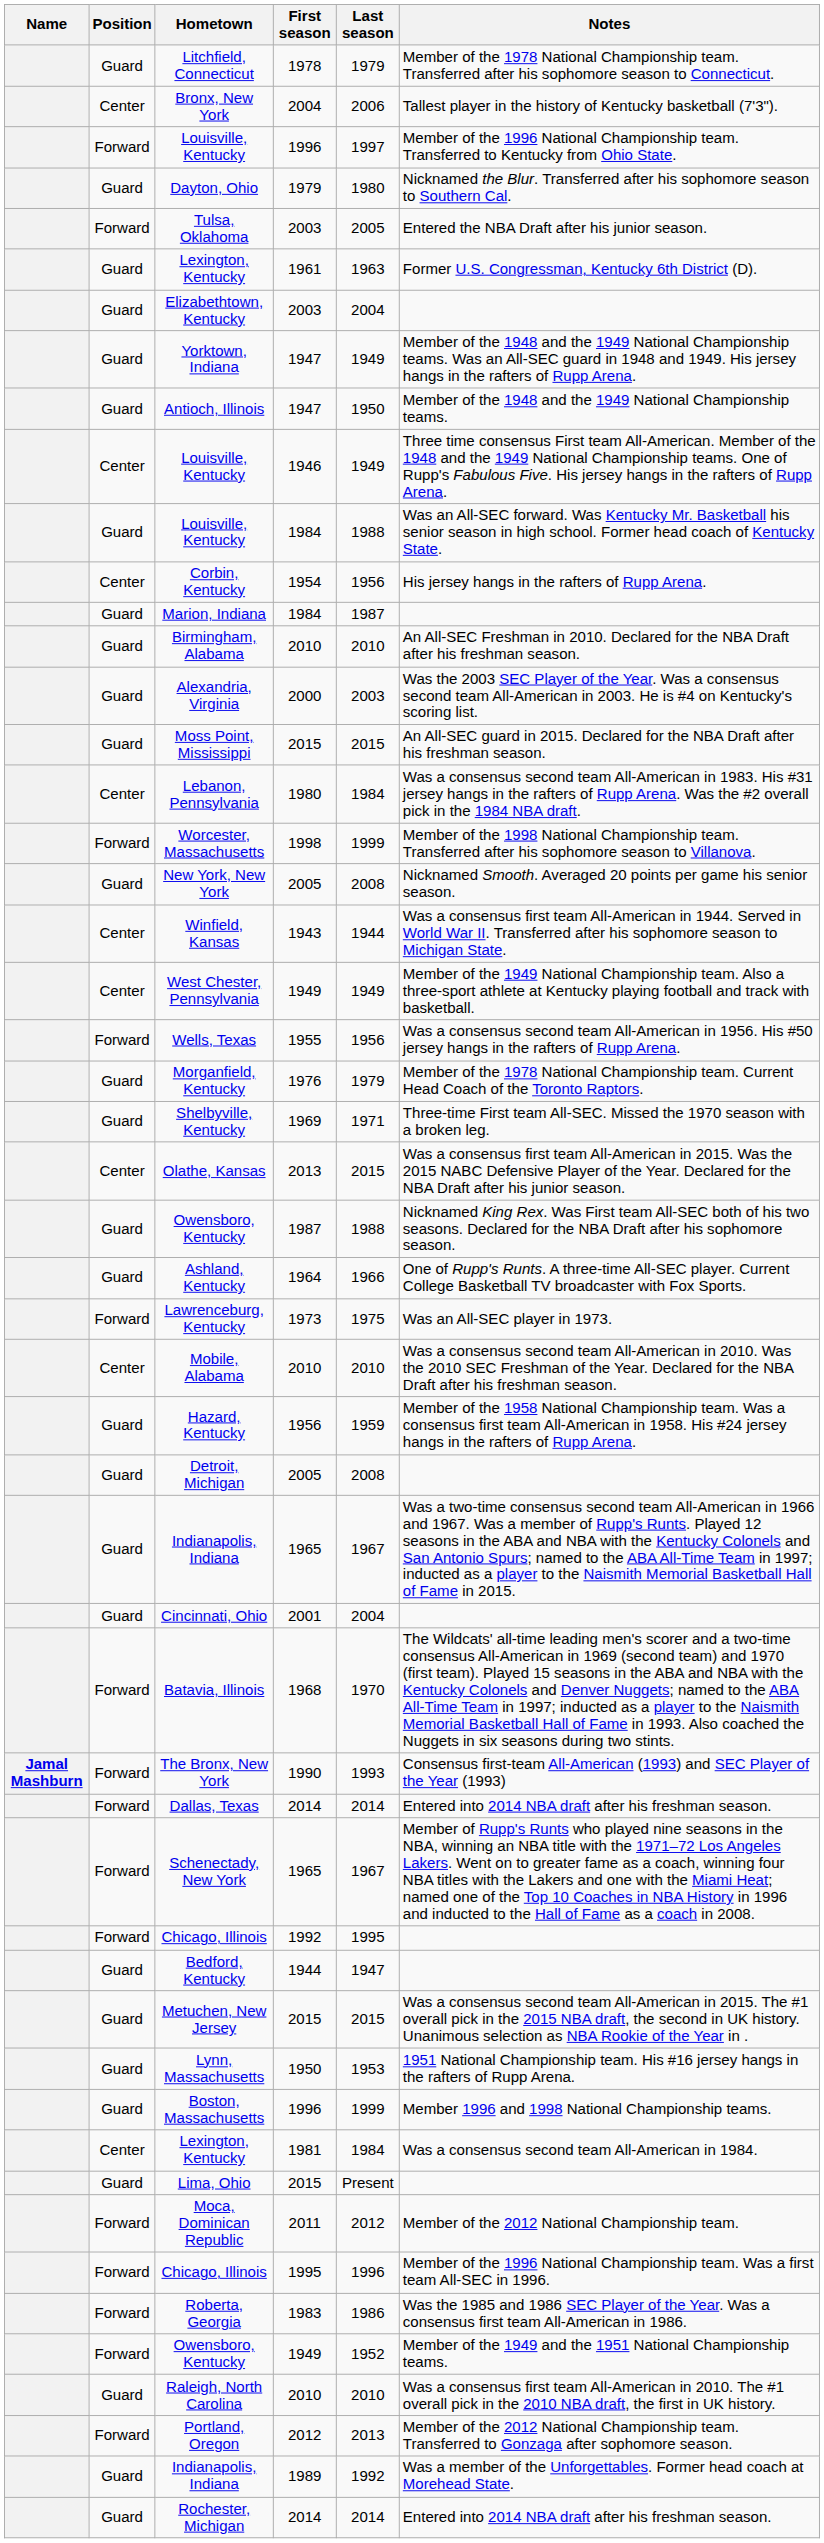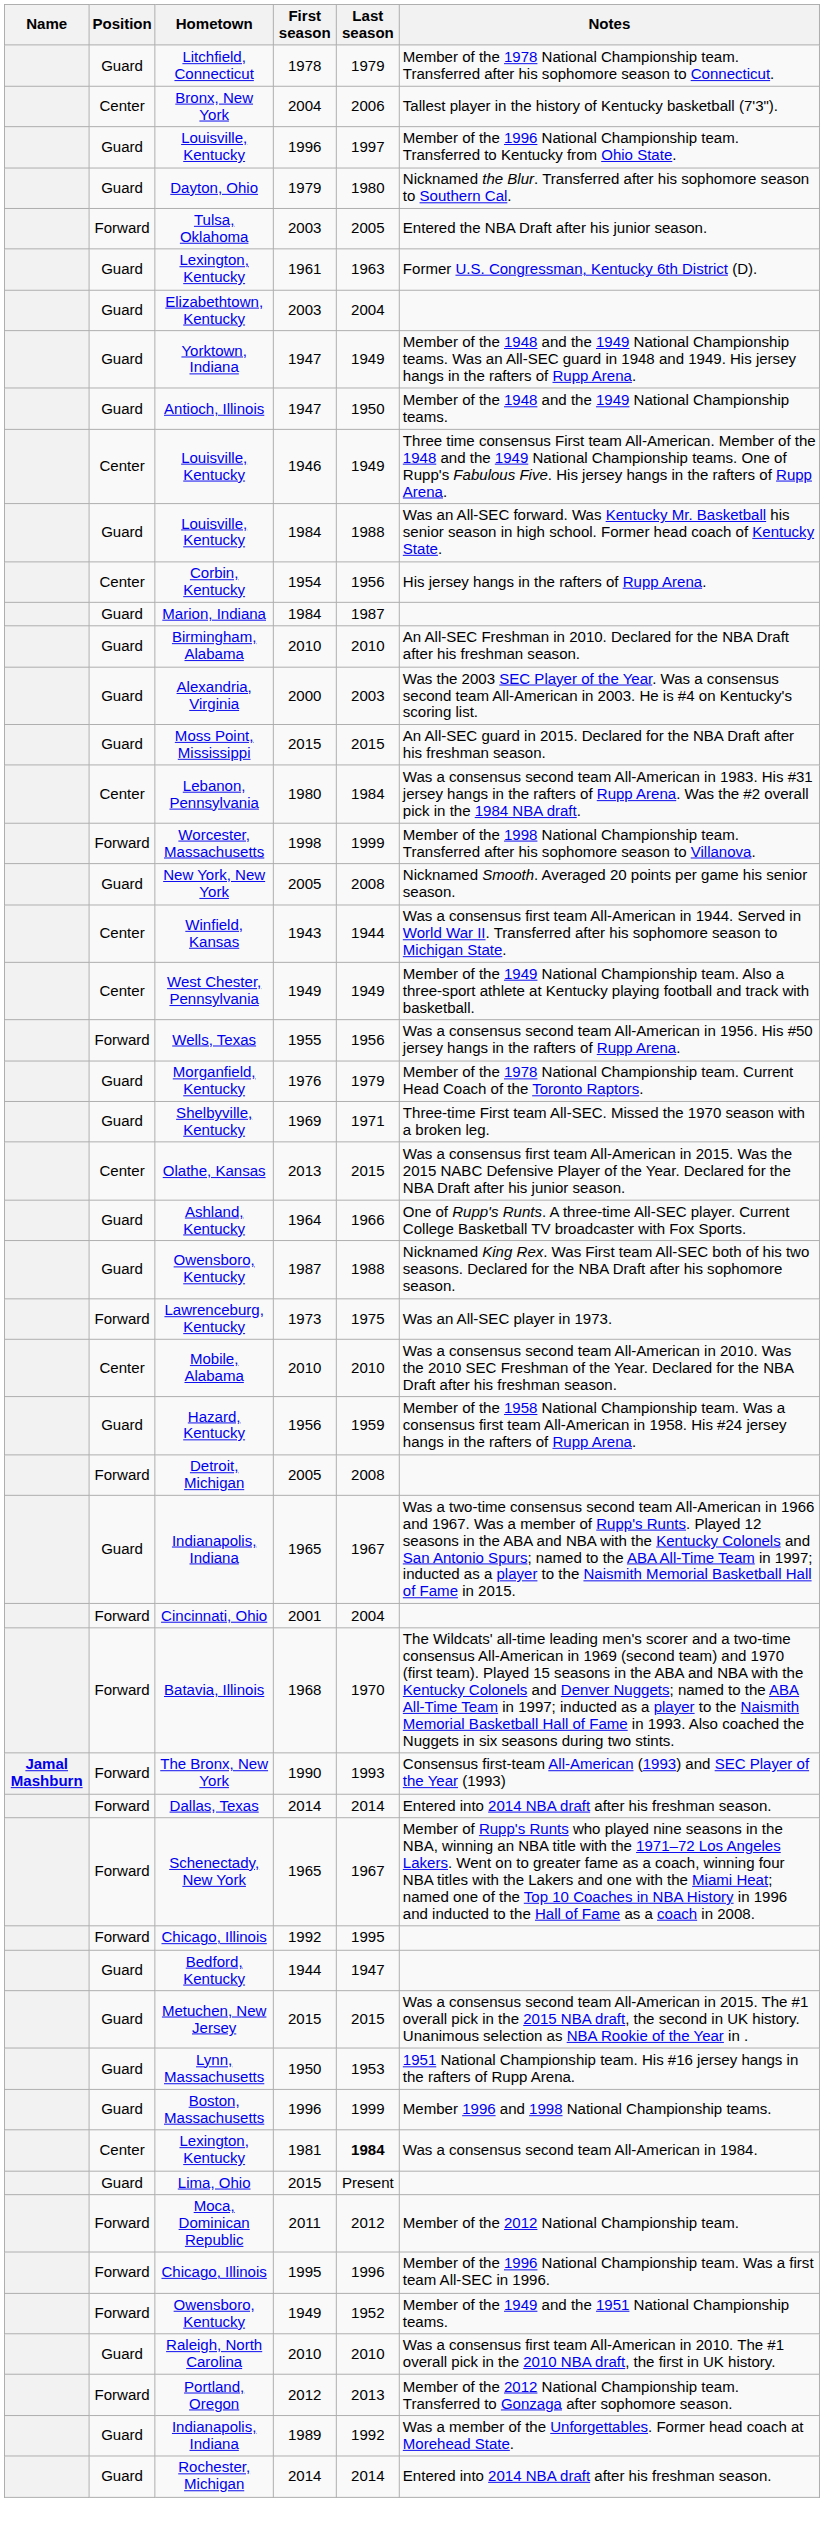(122, 147) Forward -> (122, 147) Guard
rows swapped: (214, 1228) <-> (214, 1278)
(122, 1474) Guard -> (122, 1474) Forward
(122, 1615) Guard -> (122, 1615) Forward
(368, 2150) normal -> (368, 2150) bold
- row: (214, 2313)
